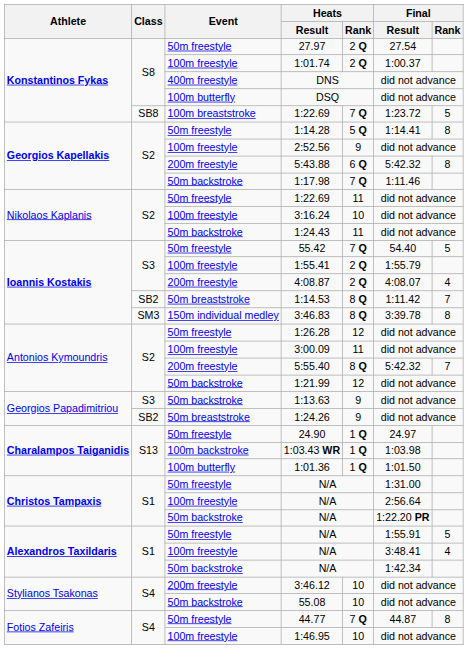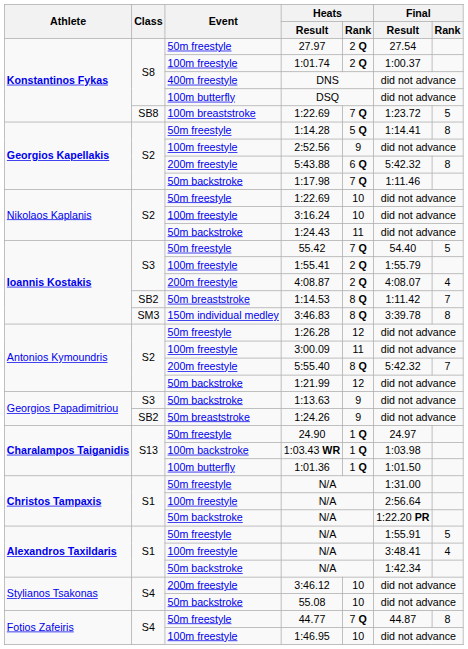(358, 198) 11 -> (358, 198) 10
